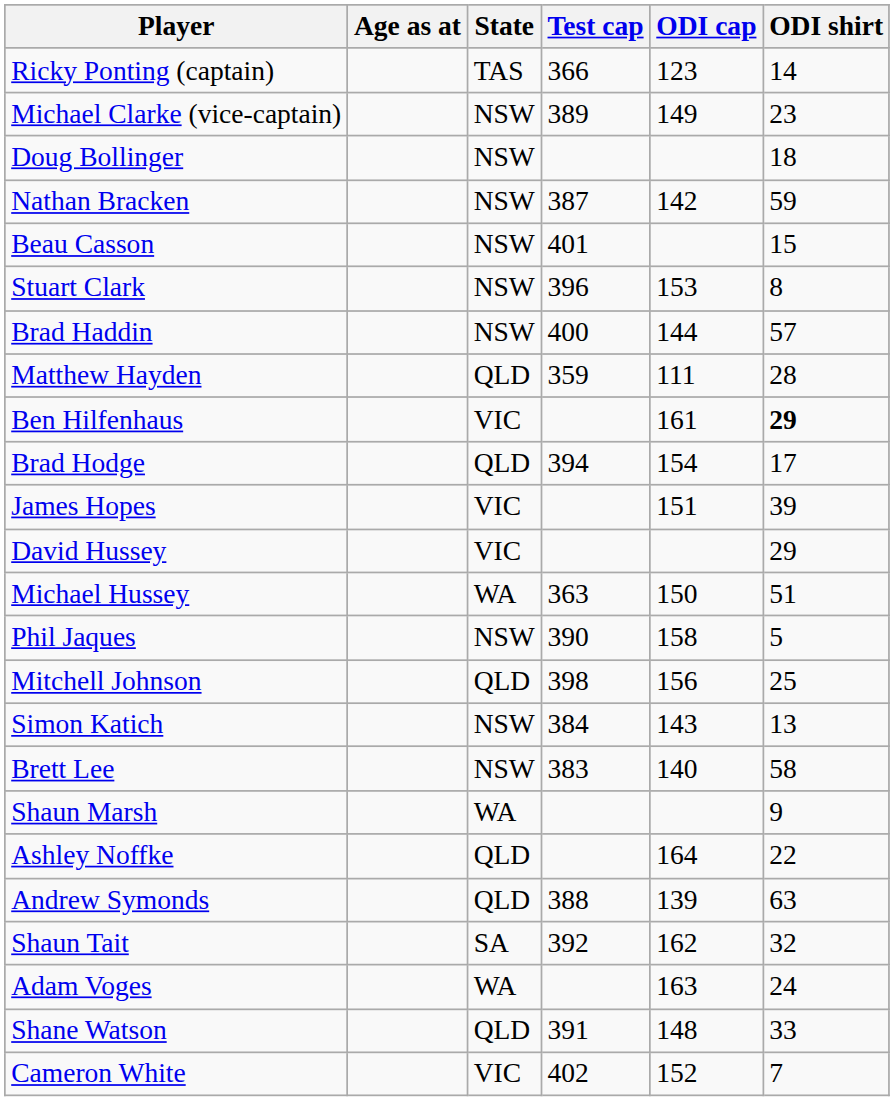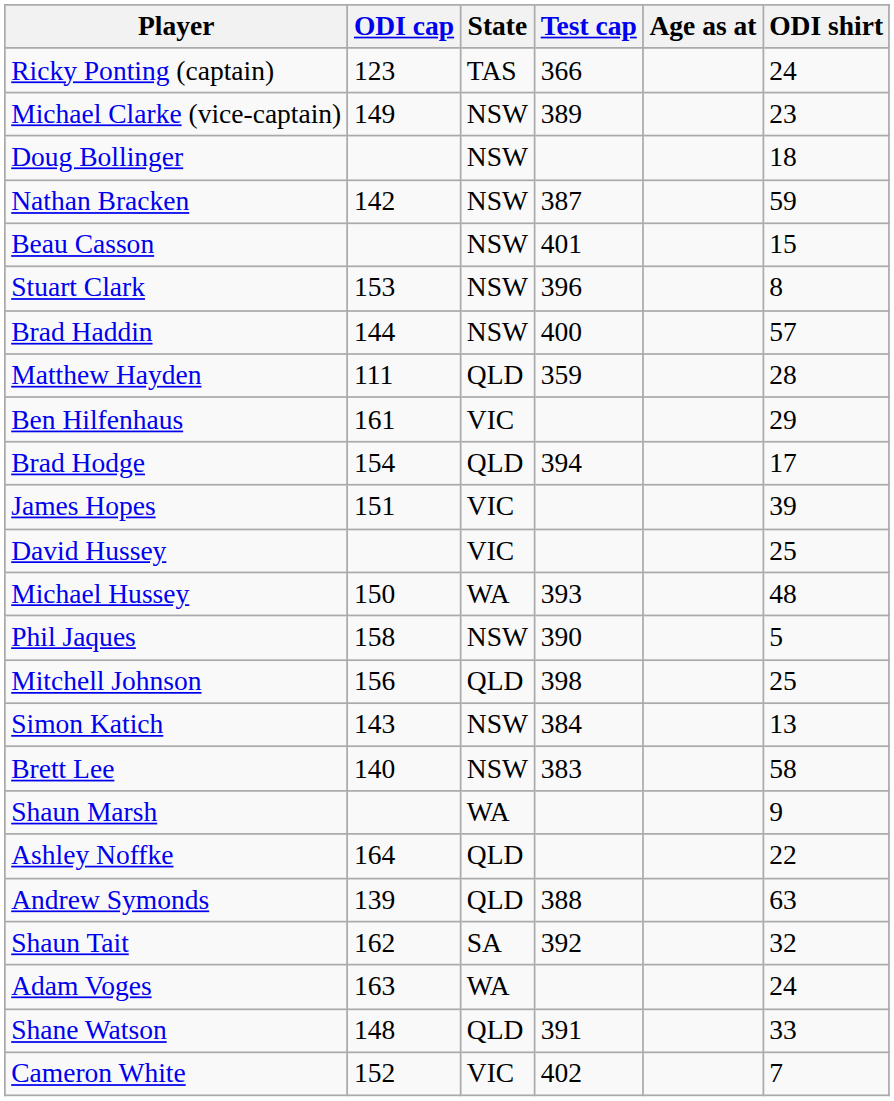columns swapped: (407, 26) <-> (706, 26)
(783, 69) 14 -> (783, 69) 24
(783, 419) bold -> (783, 419) normal
(783, 550) 29 -> (783, 550) 25
(568, 593) 363 -> (561, 593) 393
(783, 593) 51 -> (783, 593) 48
